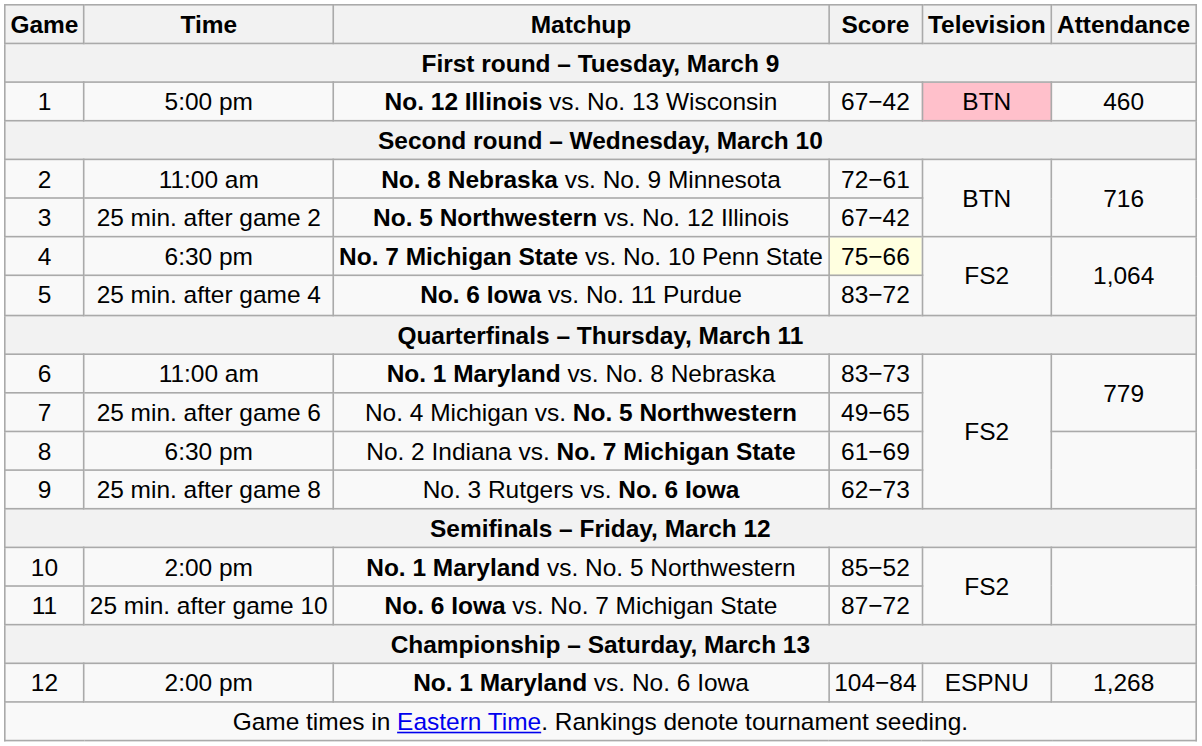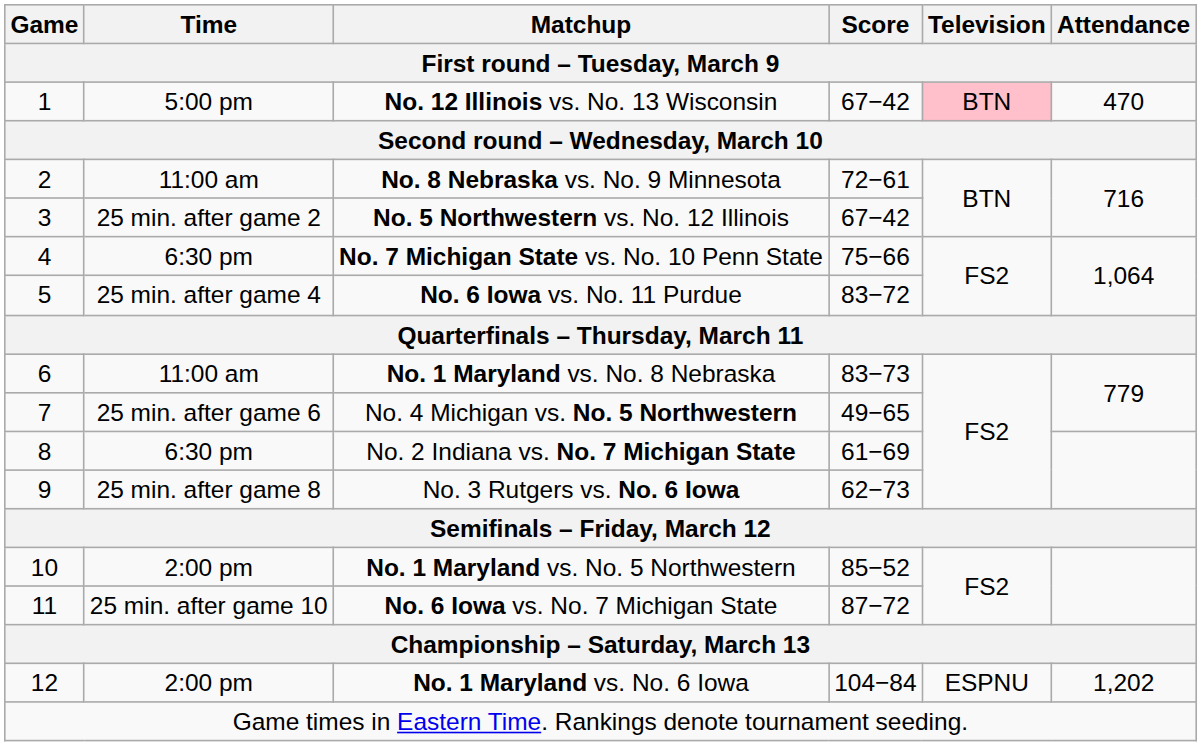(1124, 102) 460 -> (1124, 102) 470
(875, 257) lightyellow background -> (875, 257) no background
(1124, 683) 1,268 -> (1124, 683) 1,202
